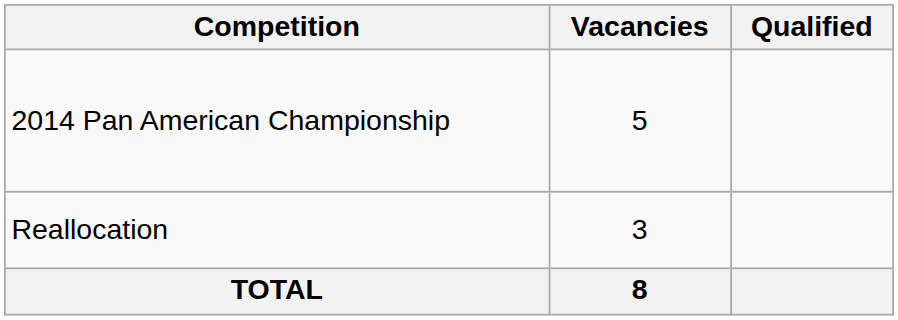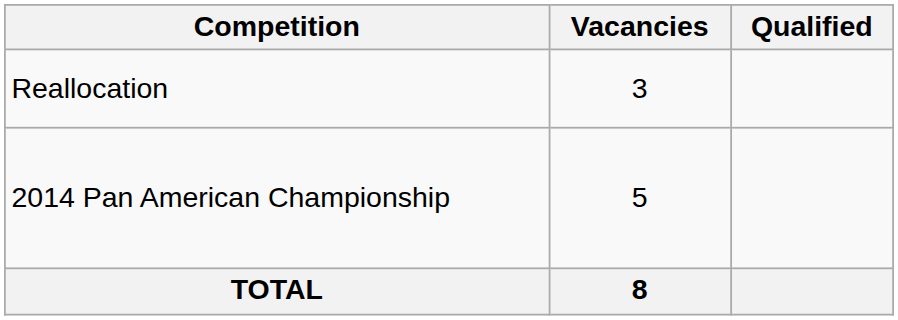rows swapped: (231, 120) <-> (90, 229)
